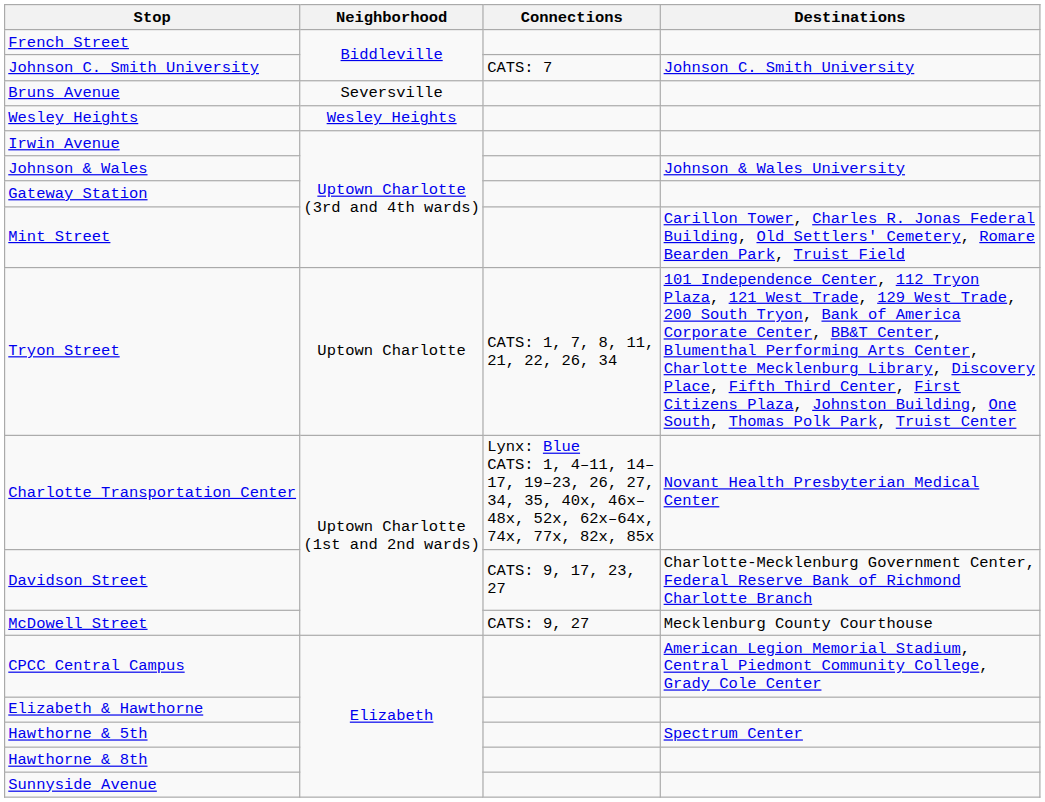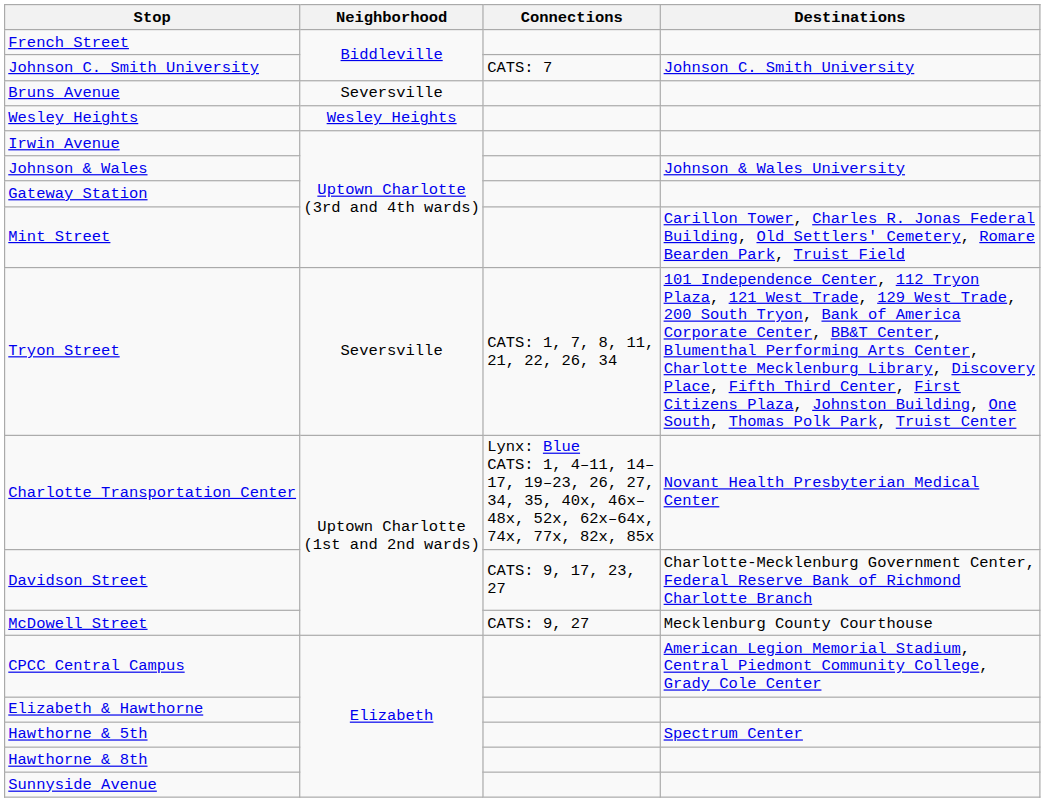(392, 351) Uptown Charlotte -> (392, 351) Seversville
